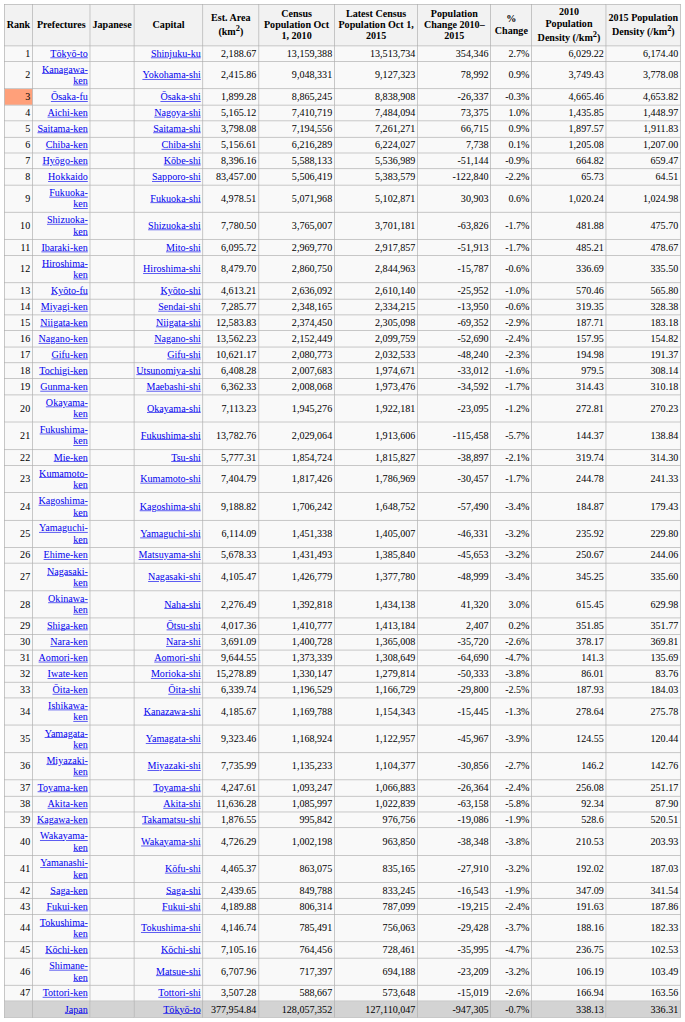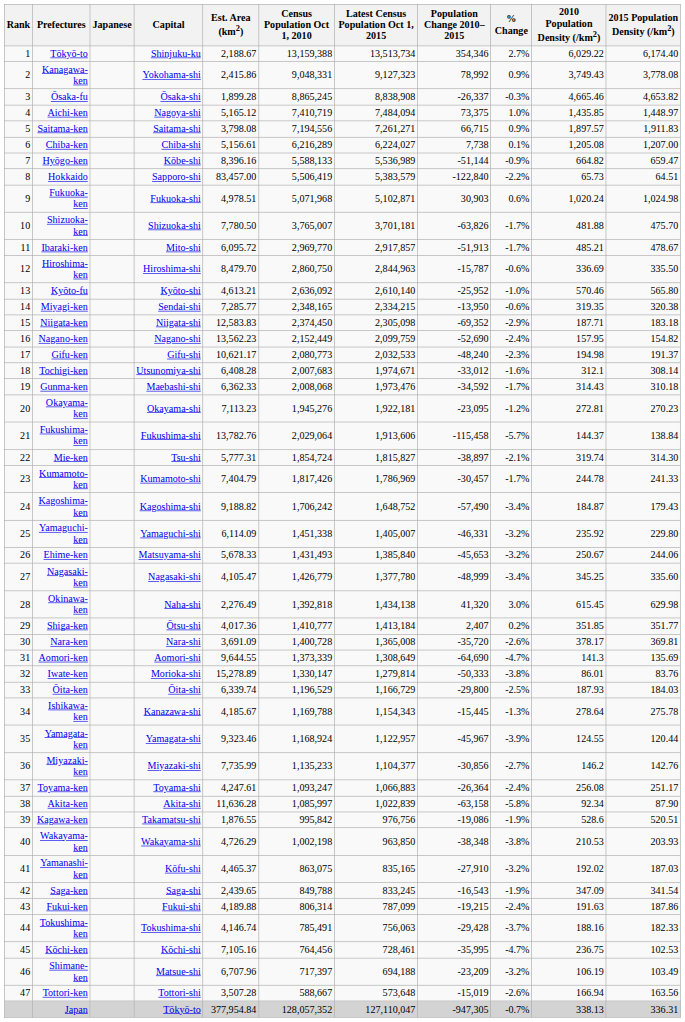(28, 97) lightsalmon background -> (28, 97) no background
(664, 307) 328.38 -> (664, 307) 320.38
(592, 371) 979.5 -> (592, 371) 312.1
